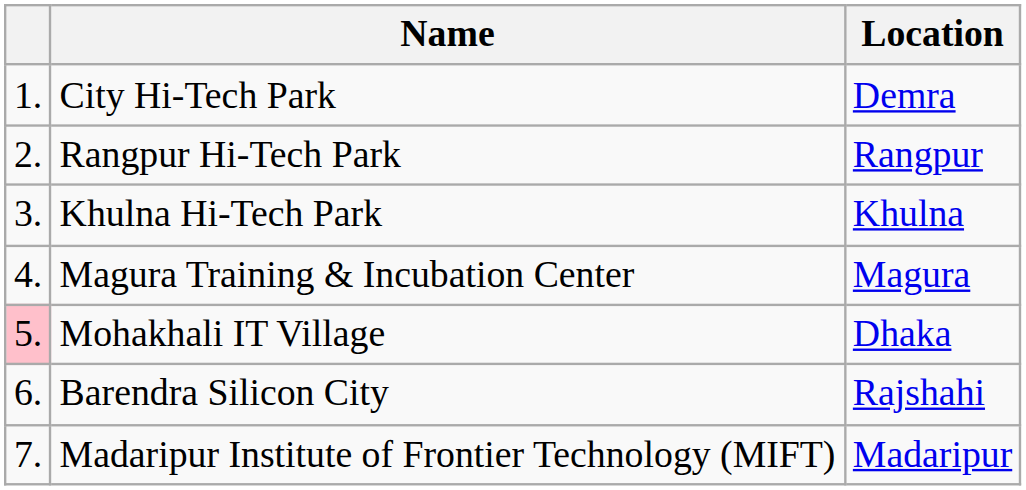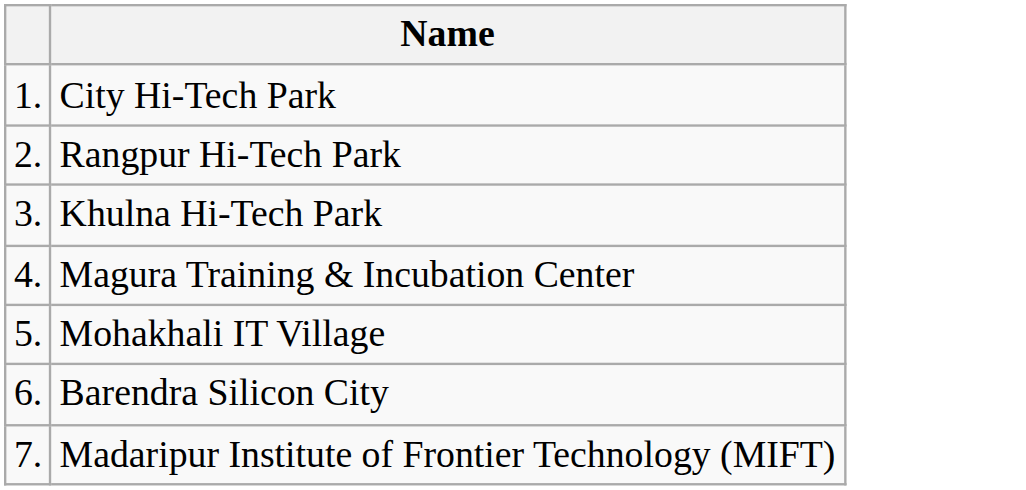- column: (933, 34)
(28, 333) pink background -> (28, 333) no background
